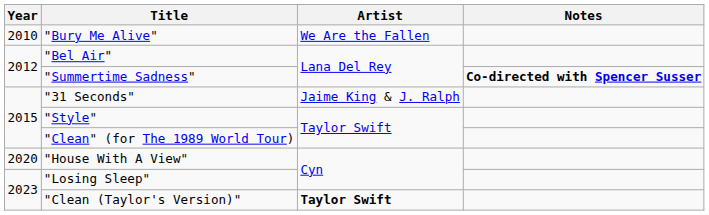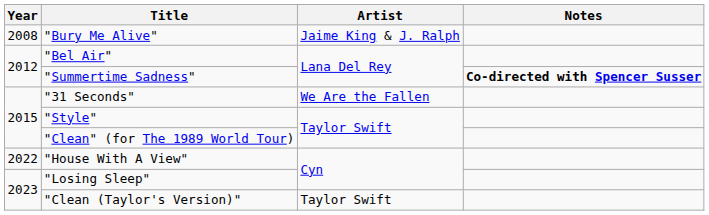(23, 35) 2010 -> (23, 35) 2008
(365, 35) We Are the Fallen -> (380, 35) Jaime King & J. Ralph
(380, 97) Jaime King & J. Ralph -> (365, 97) We Are the Fallen
(23, 159) 2020 -> (23, 159) 2022
(346, 200) bold -> (346, 200) normal
